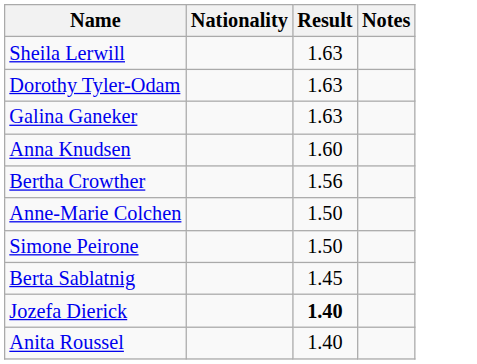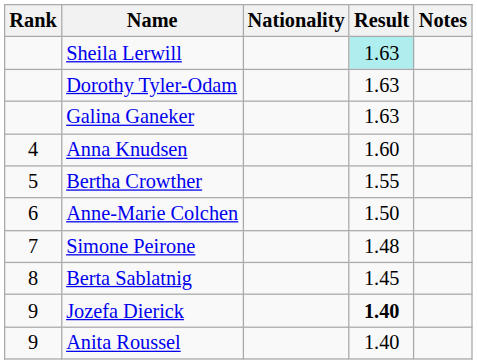+ column: (33, 20)
(325, 52) no background -> (382, 52) paleturquoise background
(325, 181) 1.56 -> (382, 181) 1.55
(325, 246) 1.50 -> (382, 246) 1.48
